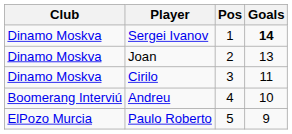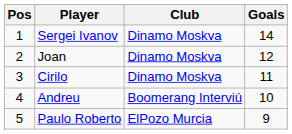columns swapped: (230, 14) <-> (65, 14)
(266, 35) bold -> (266, 35) normal
(266, 56) 13 -> (266, 56) 12
